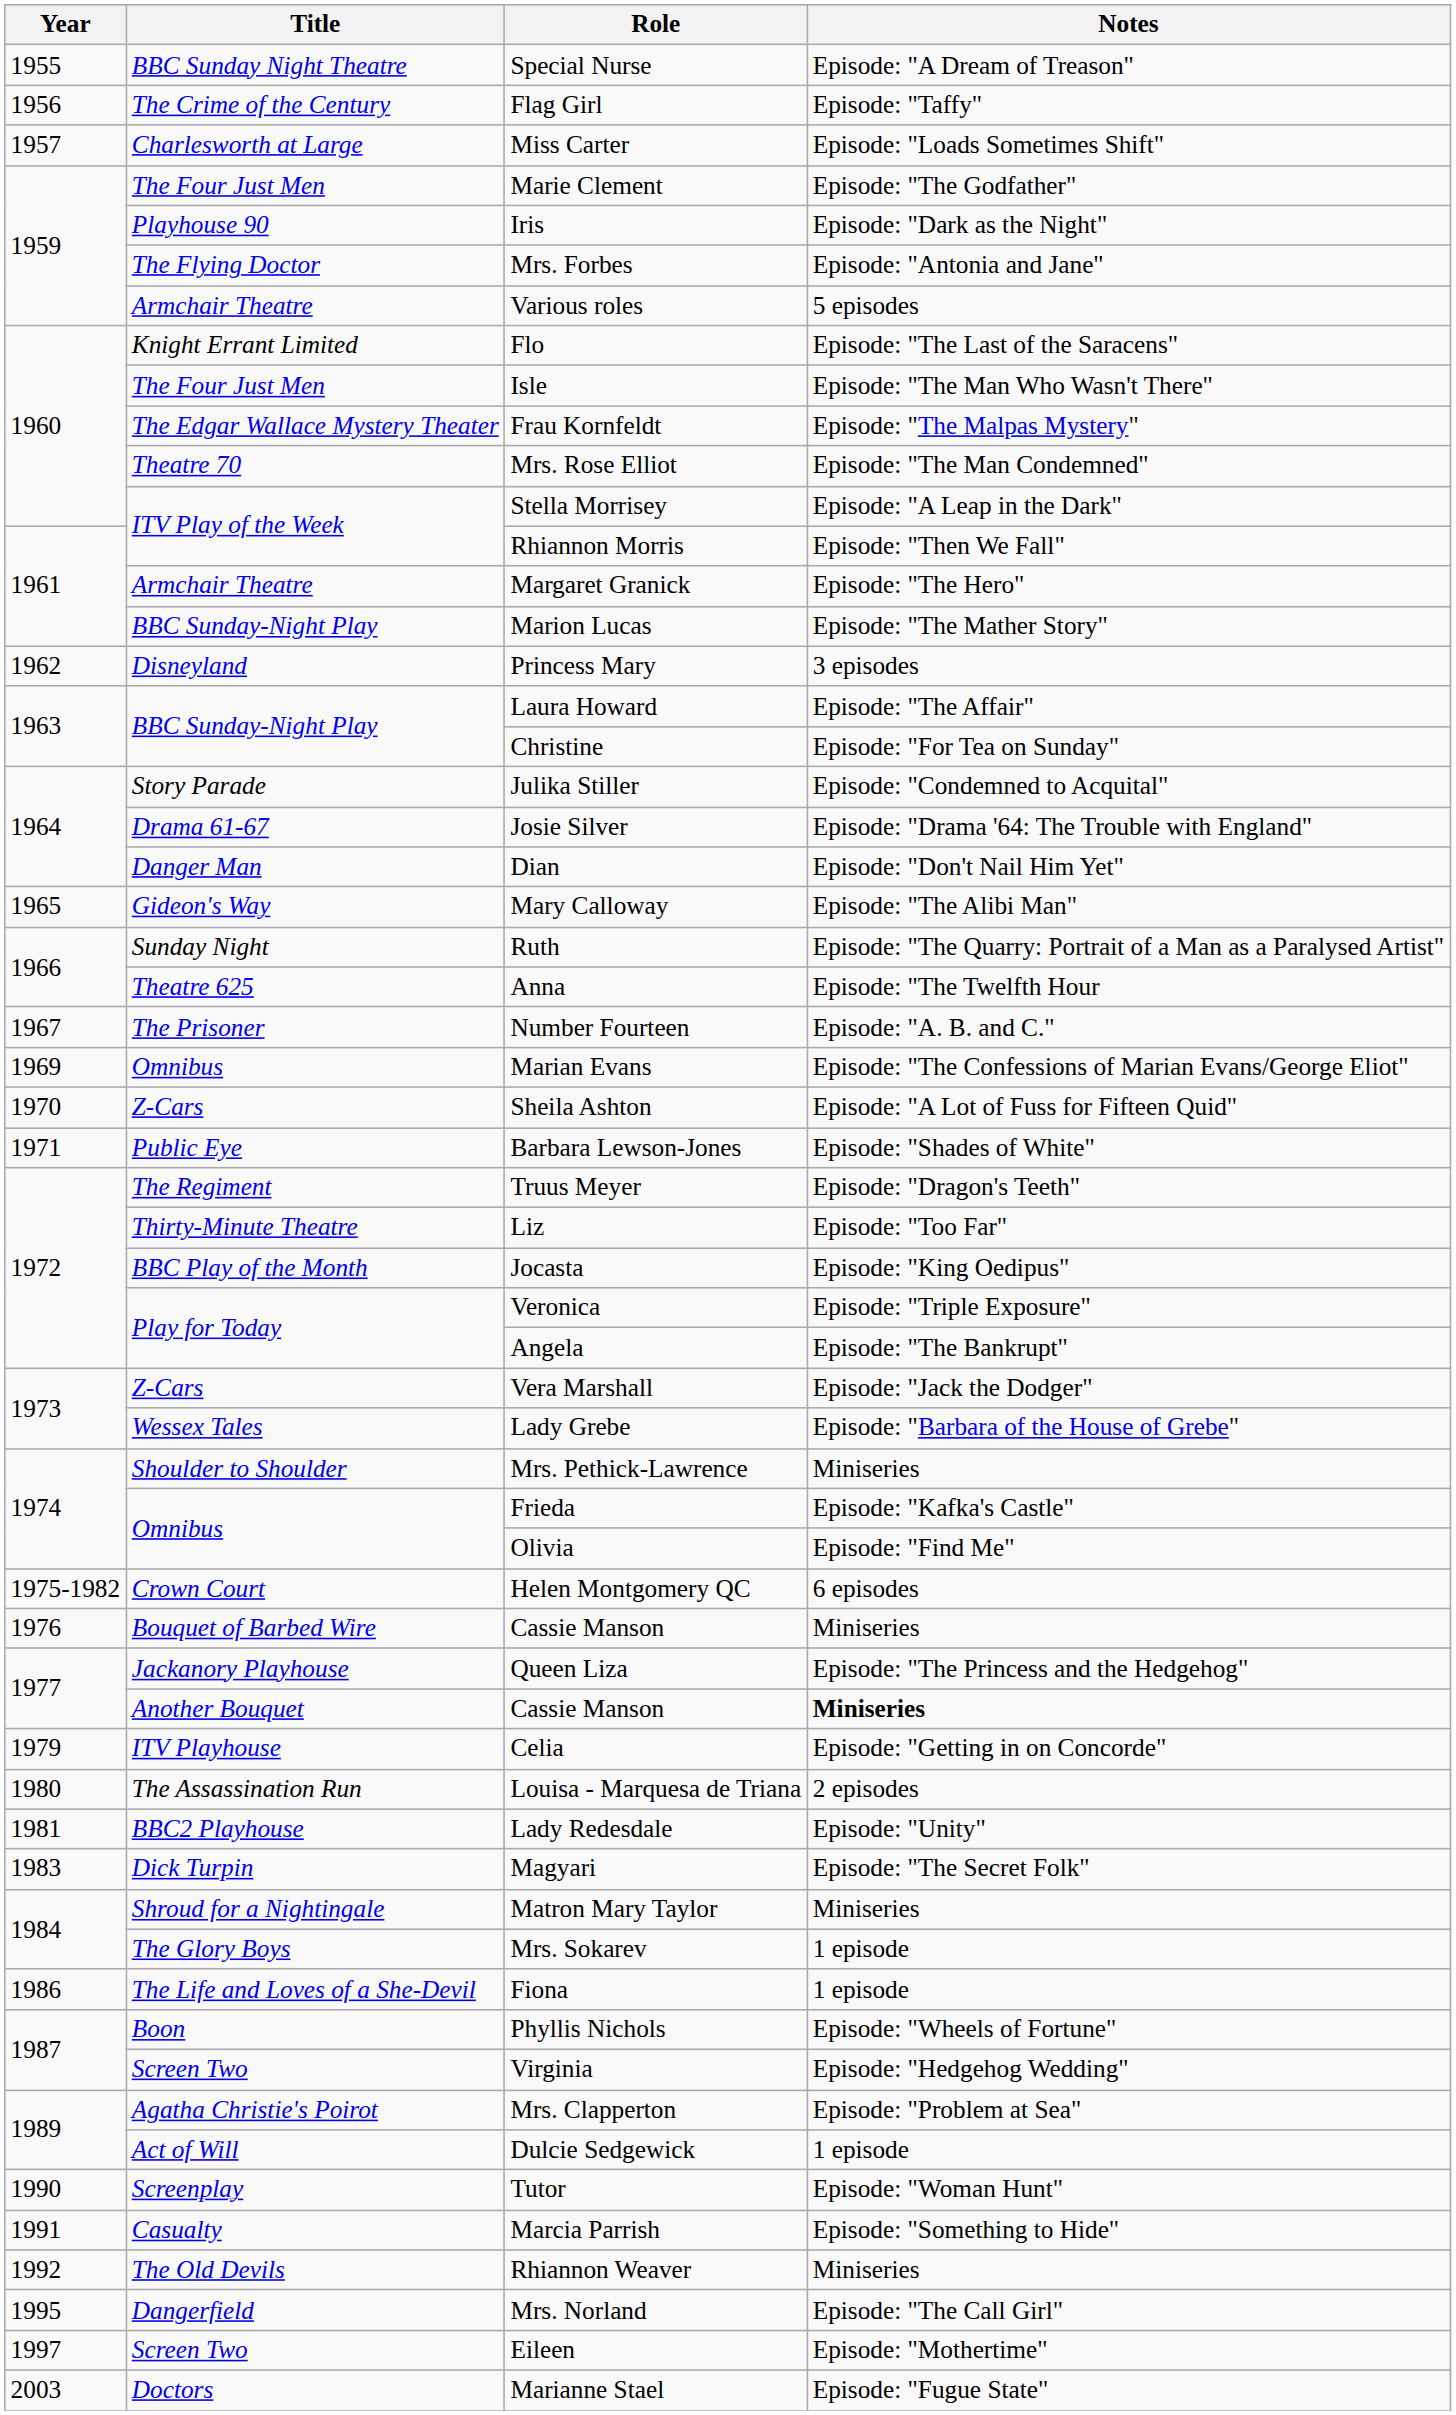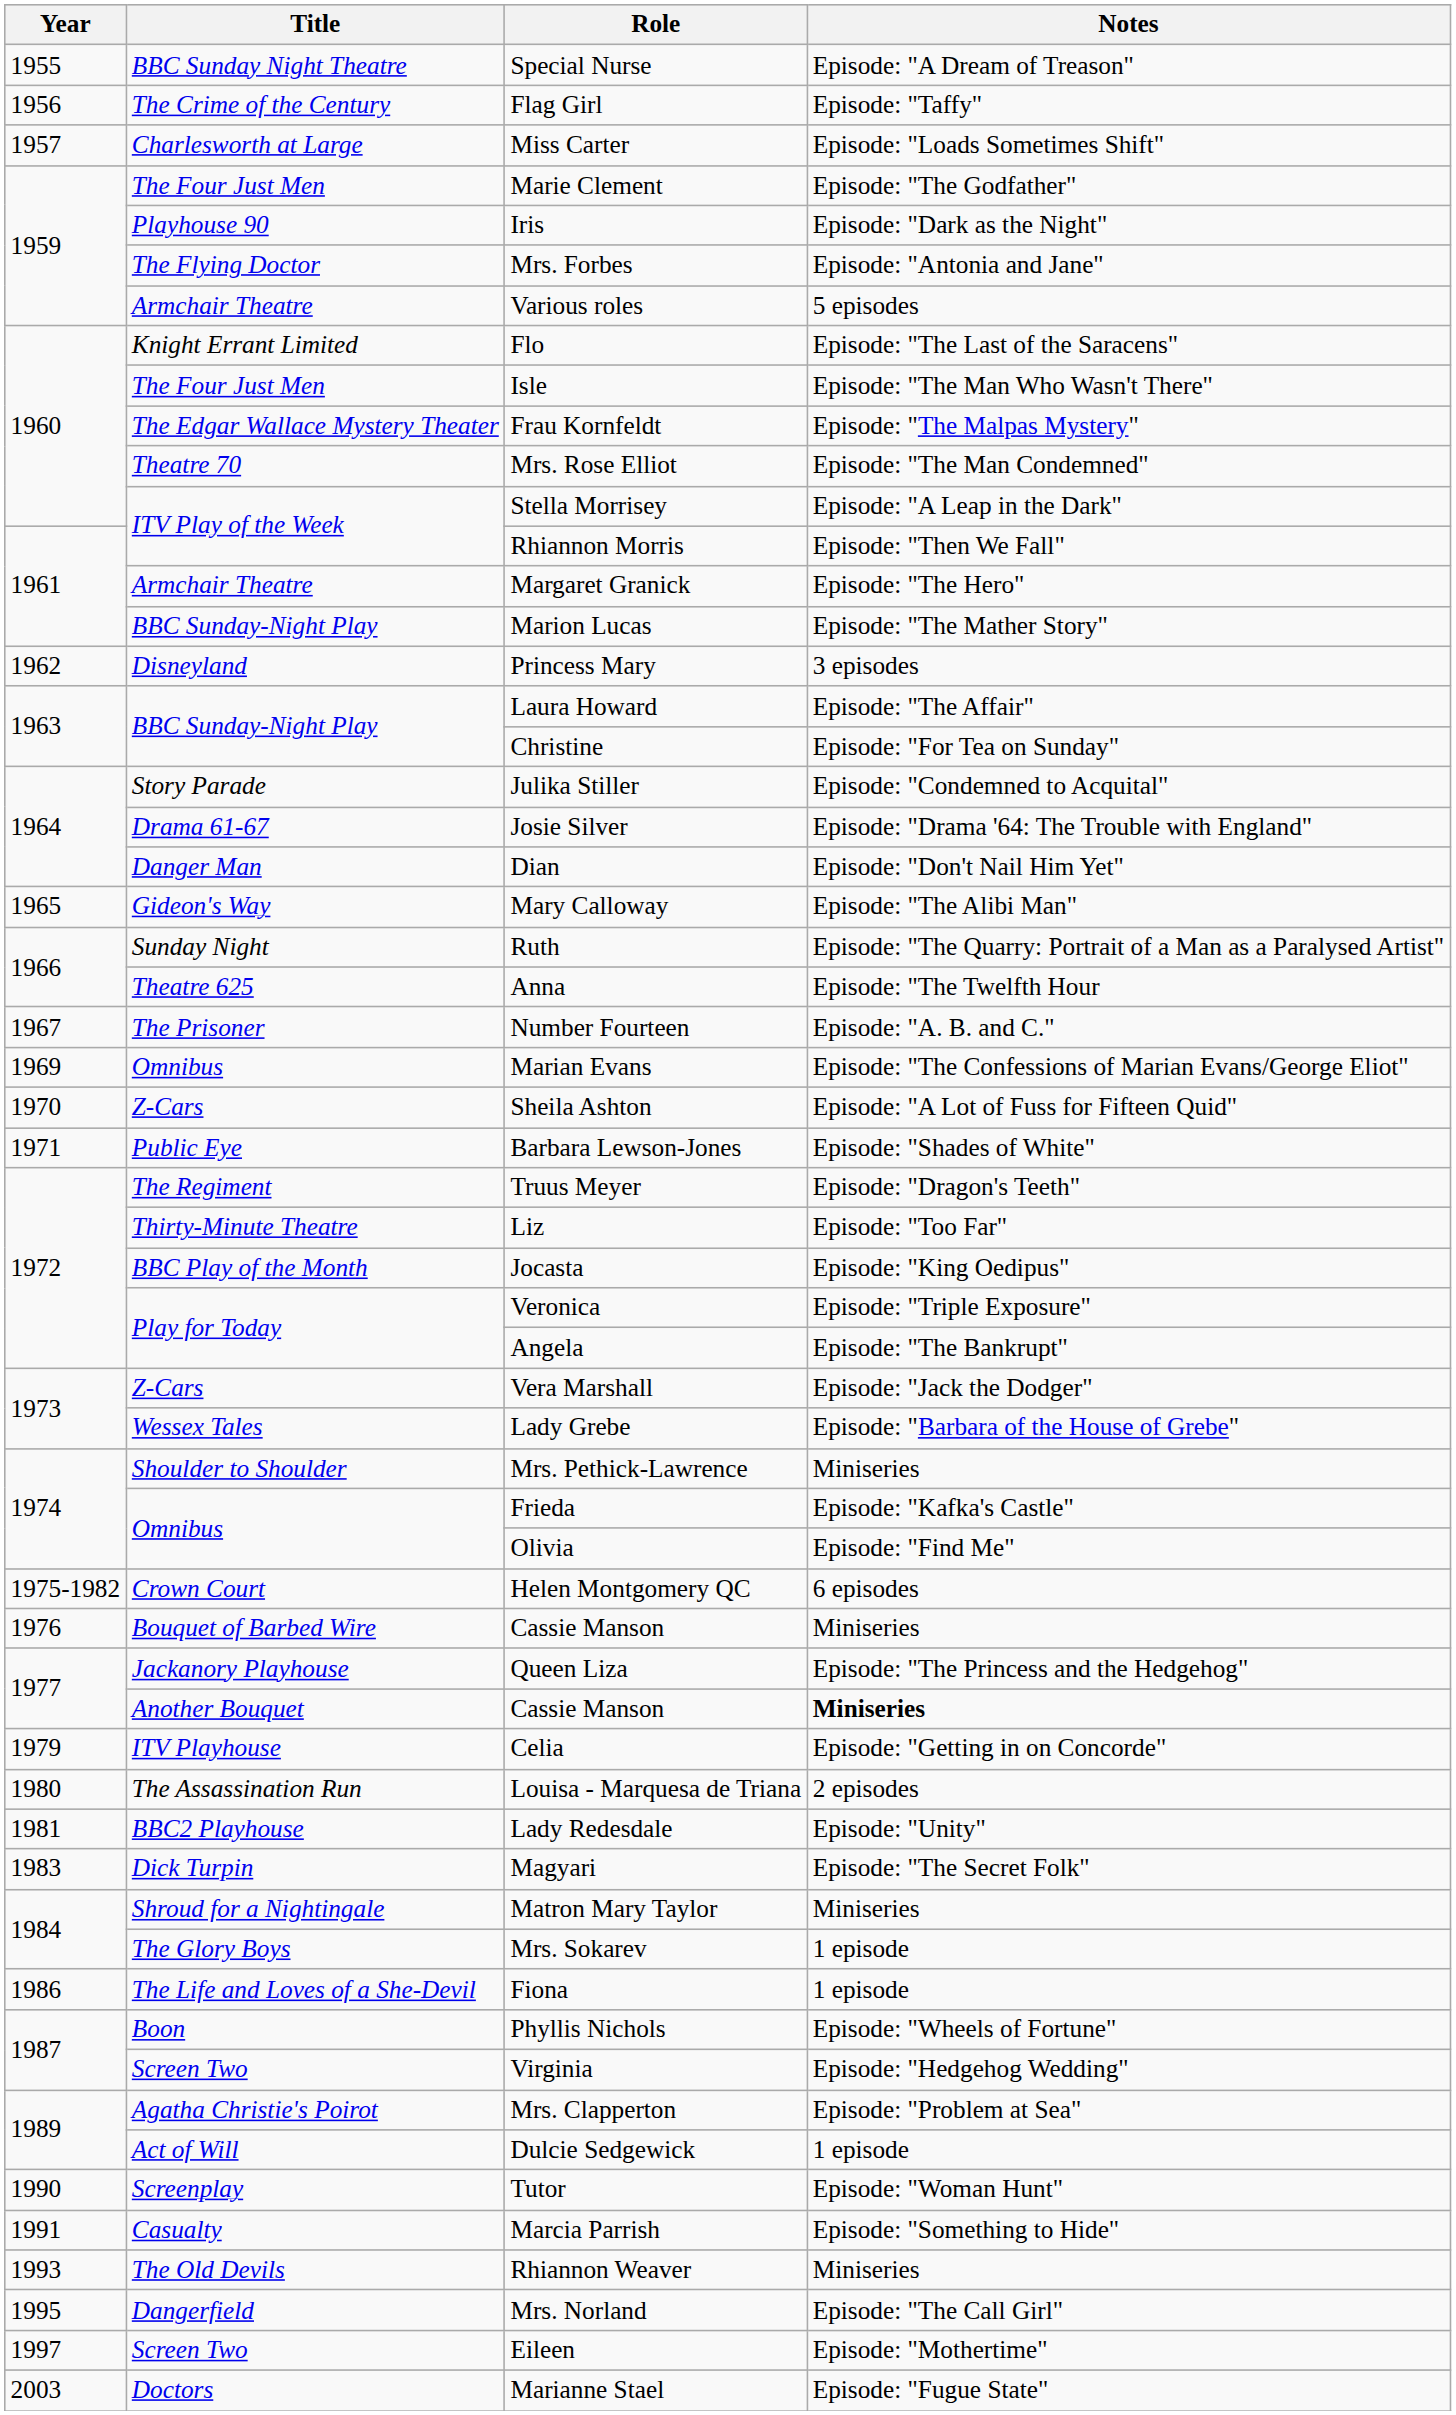(36, 2269) 1992 -> (36, 2269) 1993
